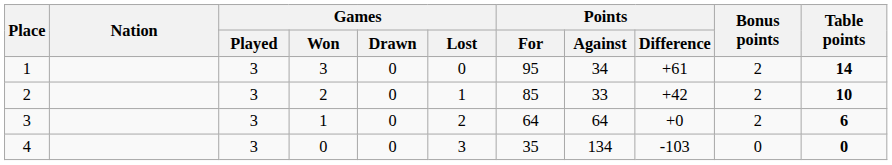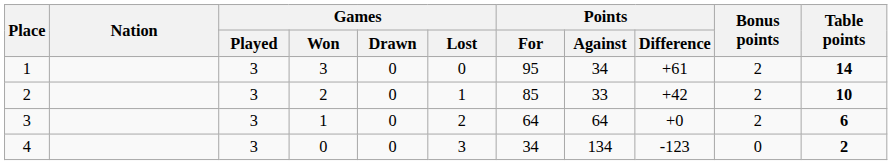(531, 146) 35 -> (531, 146) 34
(675, 146) -103 -> (675, 146) -123
(844, 146) 0 -> (844, 146) 2
